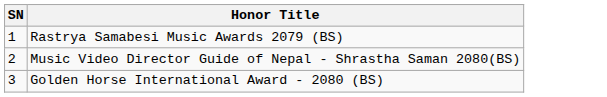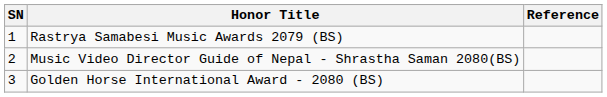+ column: (563, 15)
